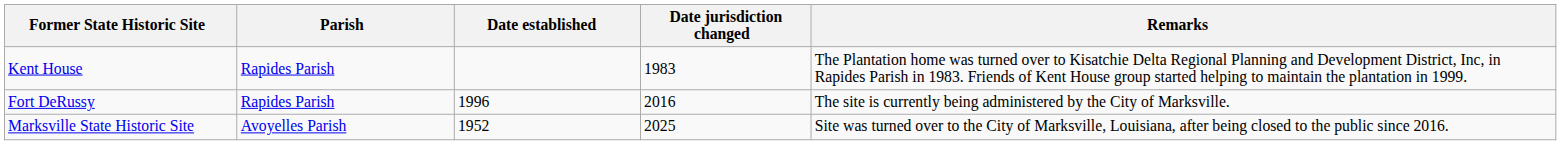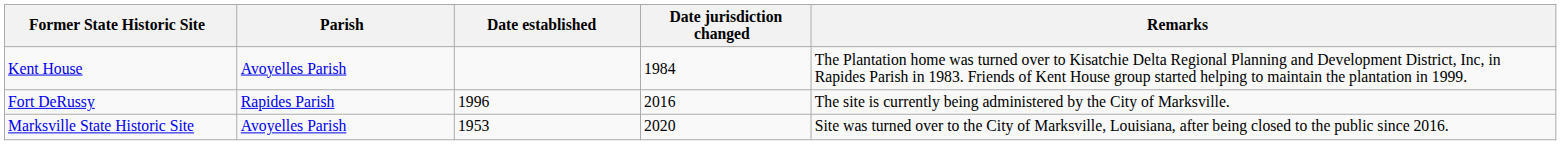(288, 68) Rapides Parish -> (294, 68) Avoyelles Parish
(660, 68) 1983 -> (660, 68) 1984
(474, 126) 1952 -> (474, 126) 1953
(660, 126) 2025 -> (660, 126) 2020
